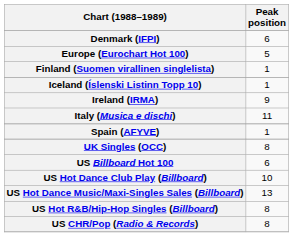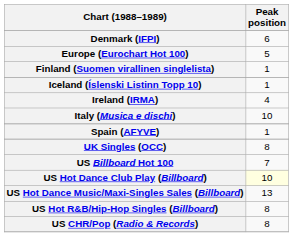(267, 100) 9 -> (267, 100) 4
(267, 116) 11 -> (267, 116) 10
(267, 162) 6 -> (267, 162) 7
(267, 178) no background -> (267, 178) lightyellow background
